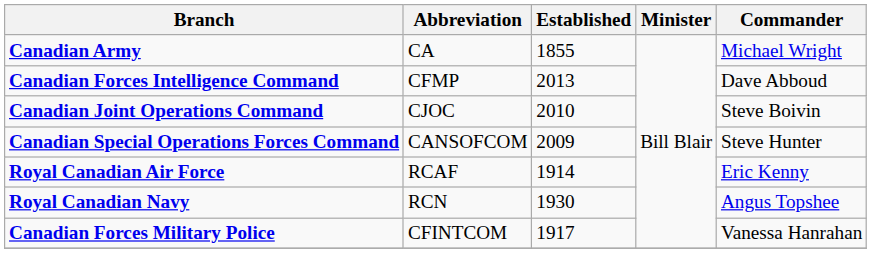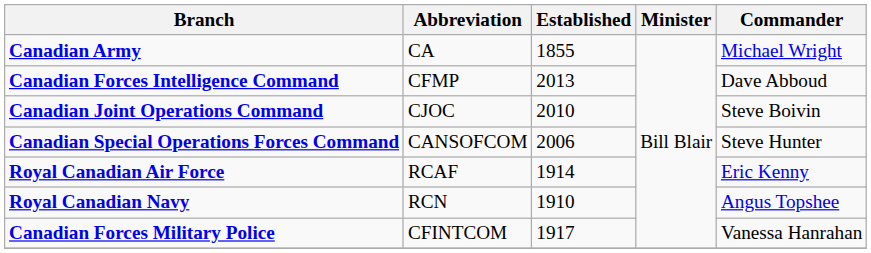(556, 141) 2009 -> (556, 141) 2006
(556, 202) 1930 -> (556, 202) 1910
